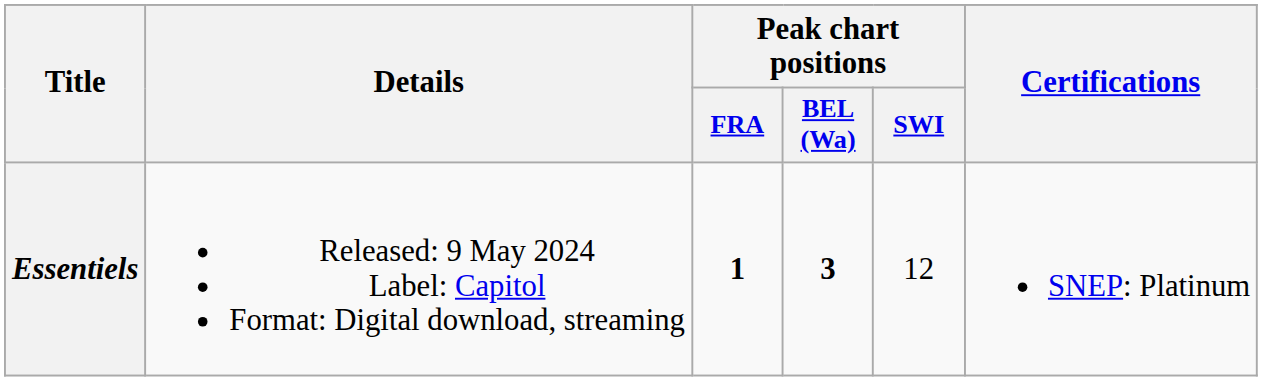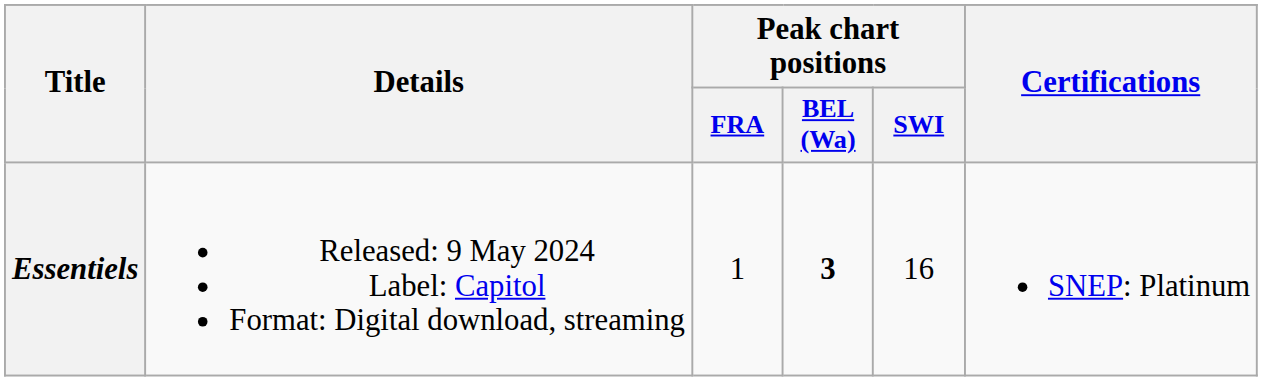(737, 268) bold -> (737, 268) normal
(919, 268) 12 -> (919, 268) 16
